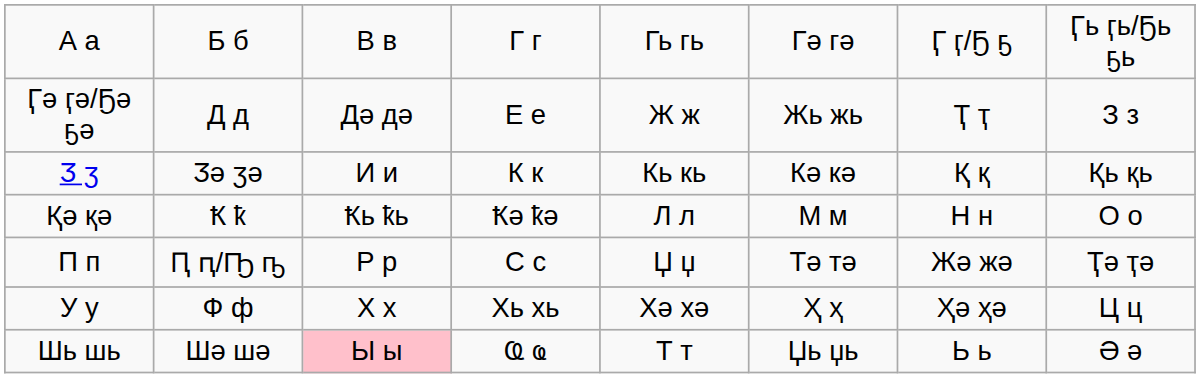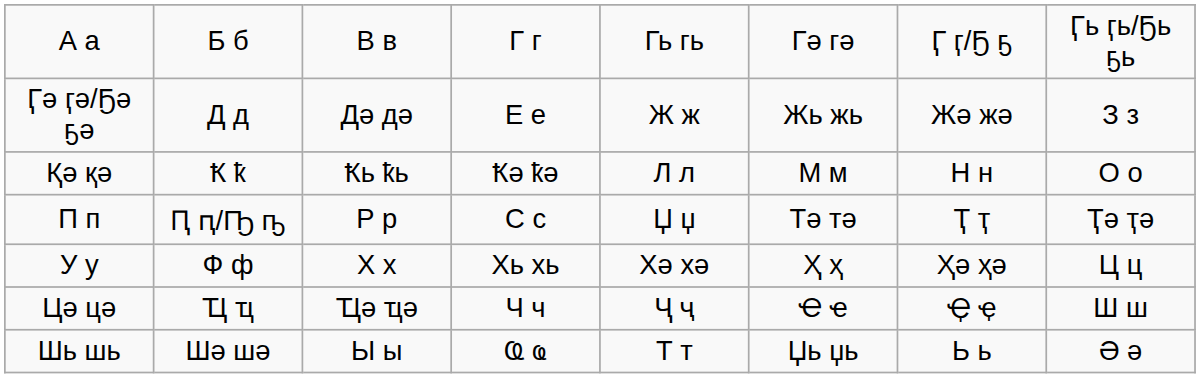(972, 114) Ҭ ҭ -> (972, 114) Жә жә
- row: (79, 172)
(972, 261) Жә жә -> (972, 219) Ҭ ҭ
+ row: (79, 308)
(377, 350) pink background -> (377, 350) no background
